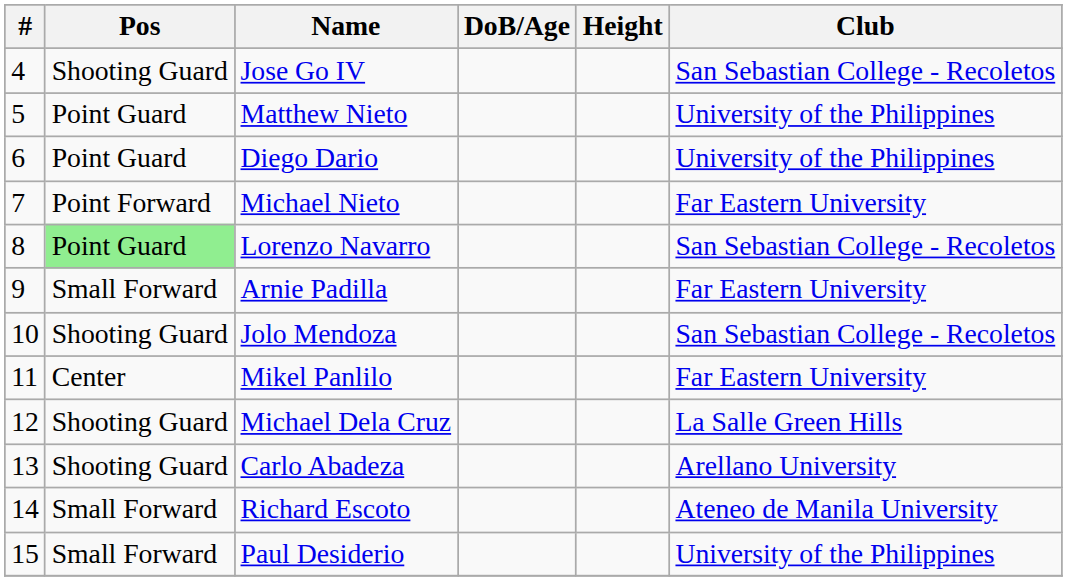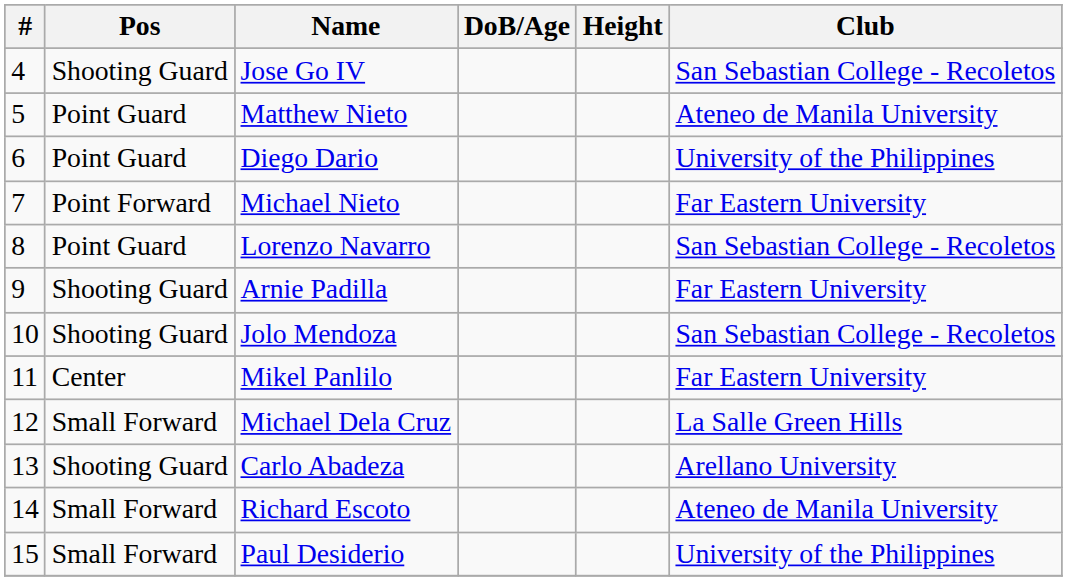(835, 114) University of the Philippines -> (836, 114) Ateneo de Manila University
(119, 245) lightgreen background -> (119, 245) no background
(134, 289) Small Forward -> (140, 289) Shooting Guard
(140, 421) Shooting Guard -> (134, 421) Small Forward
